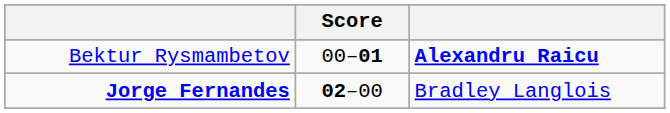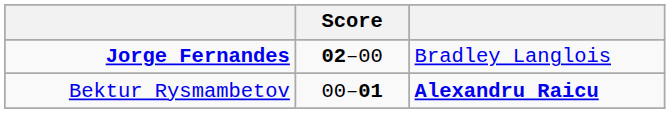rows swapped: (198, 91) <-> (179, 56)
